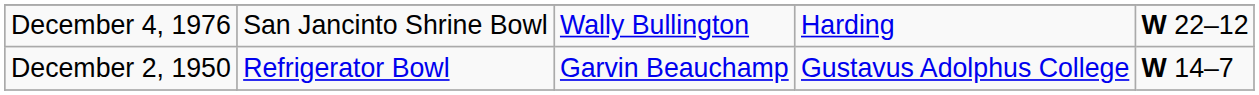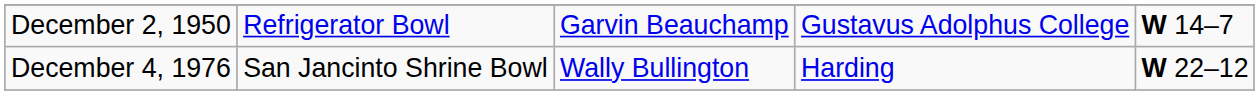rows swapped: (121, 68) <-> (121, 25)
